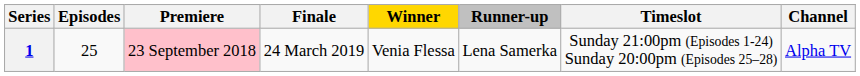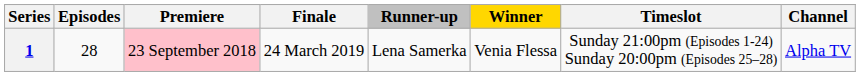columns swapped: (413, 16) <-> (510, 16)
(89, 49) 25 -> (89, 49) 28
